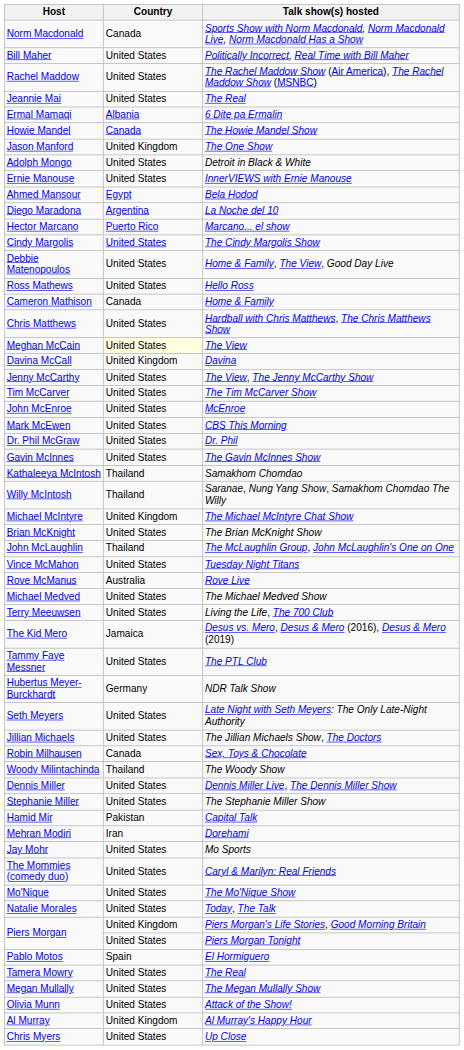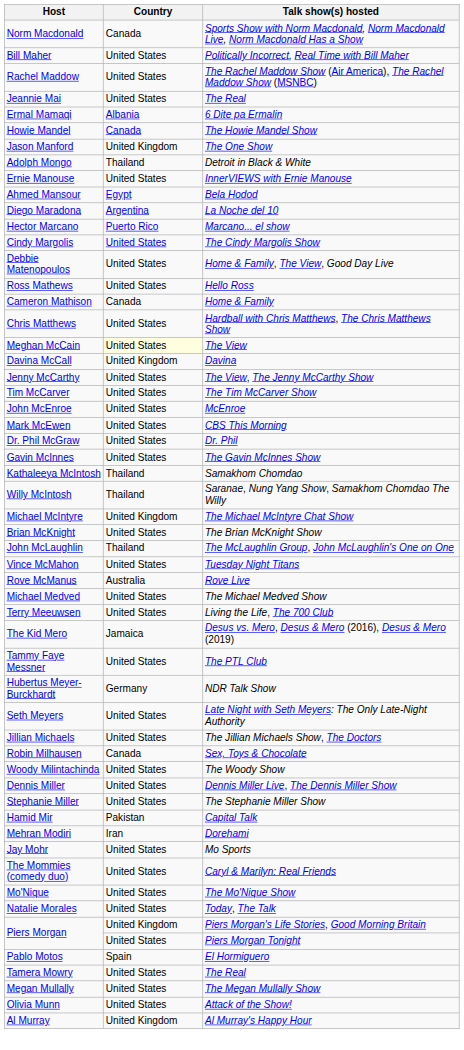(136, 163) United States -> (125, 163) Thailand
(125, 769) Thailand -> (136, 769) United States
- row: (34, 1037)
